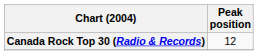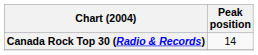(230, 41) 12 -> (230, 41) 14
